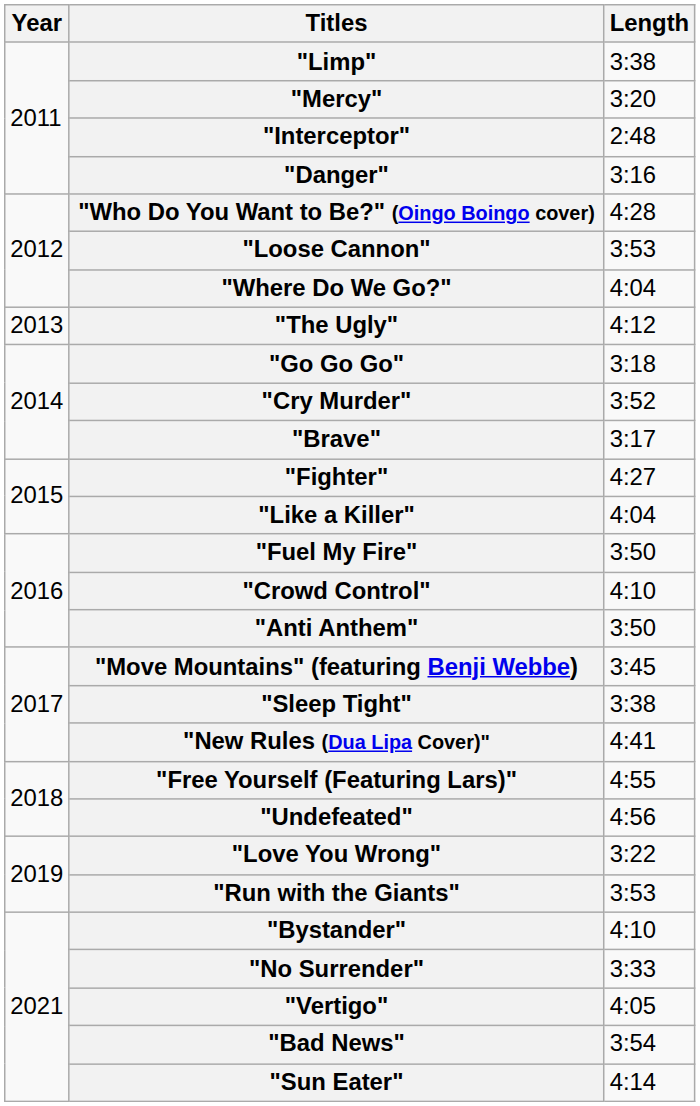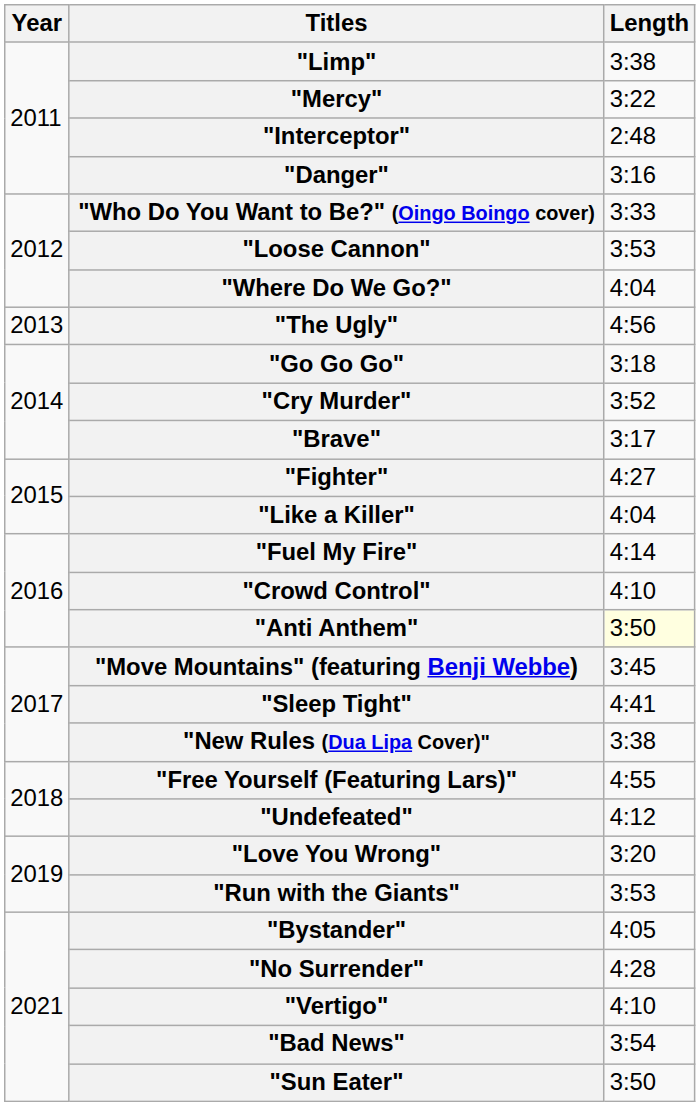(633, 99) 3:20 -> (633, 99) 3:22
(633, 212) 4:28 -> (633, 212) 3:33
(633, 325) 4:12 -> (633, 325) 4:56
(633, 552) 3:50 -> (633, 552) 4:14
(633, 628) no background -> (633, 628) lightyellow background
(633, 703) 3:38 -> (633, 703) 4:41
(633, 741) 4:41 -> (633, 741) 3:38
(633, 817) 4:56 -> (633, 817) 4:12
(633, 855) 3:22 -> (633, 855) 3:20
(633, 930) 4:10 -> (633, 930) 4:05
(633, 968) 3:33 -> (633, 968) 4:28
(633, 1006) 4:05 -> (633, 1006) 4:10
(633, 1082) 4:14 -> (633, 1082) 3:50
